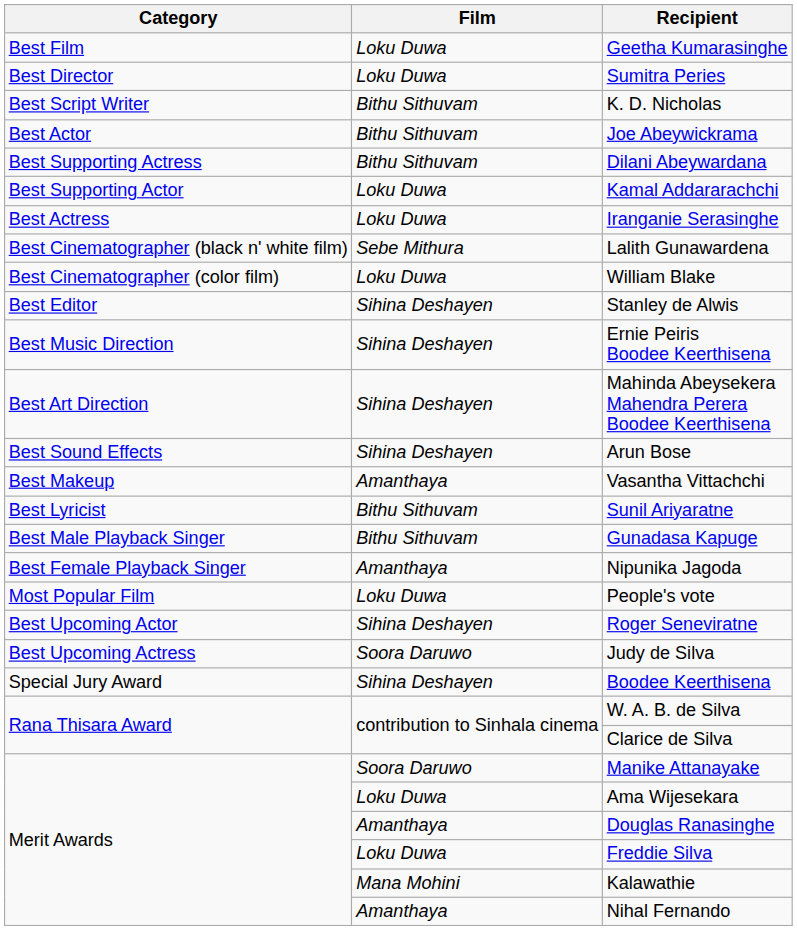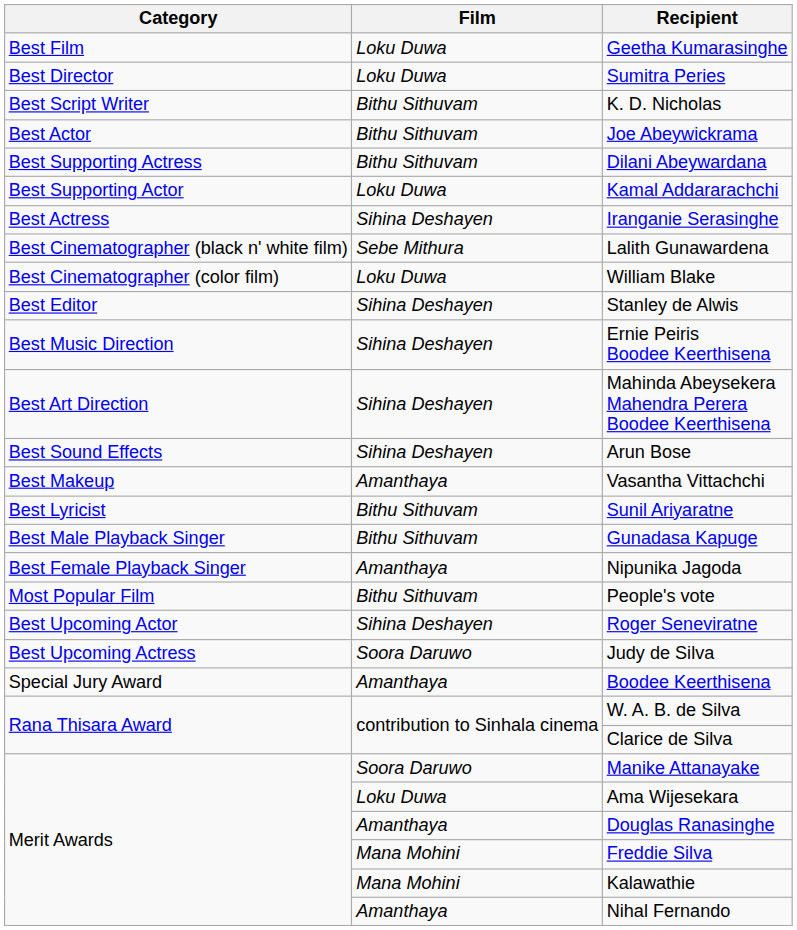(401, 219) Loku Duwa -> (425, 219) Sihina Deshayen
(401, 595) Loku Duwa -> (417, 595) Bithu Sithuvam
(425, 682) Sihina Deshayen -> (402, 682) Amanthaya
(401, 854) Loku Duwa -> (408, 854) Mana Mohini
